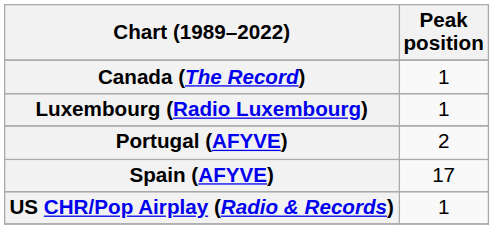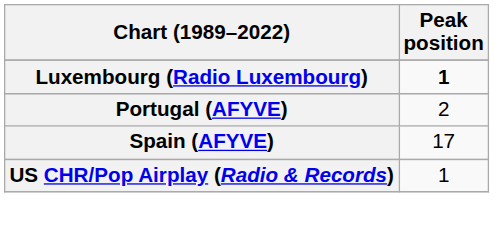- row: (202, 76)
(444, 109) normal -> (444, 76) bold
